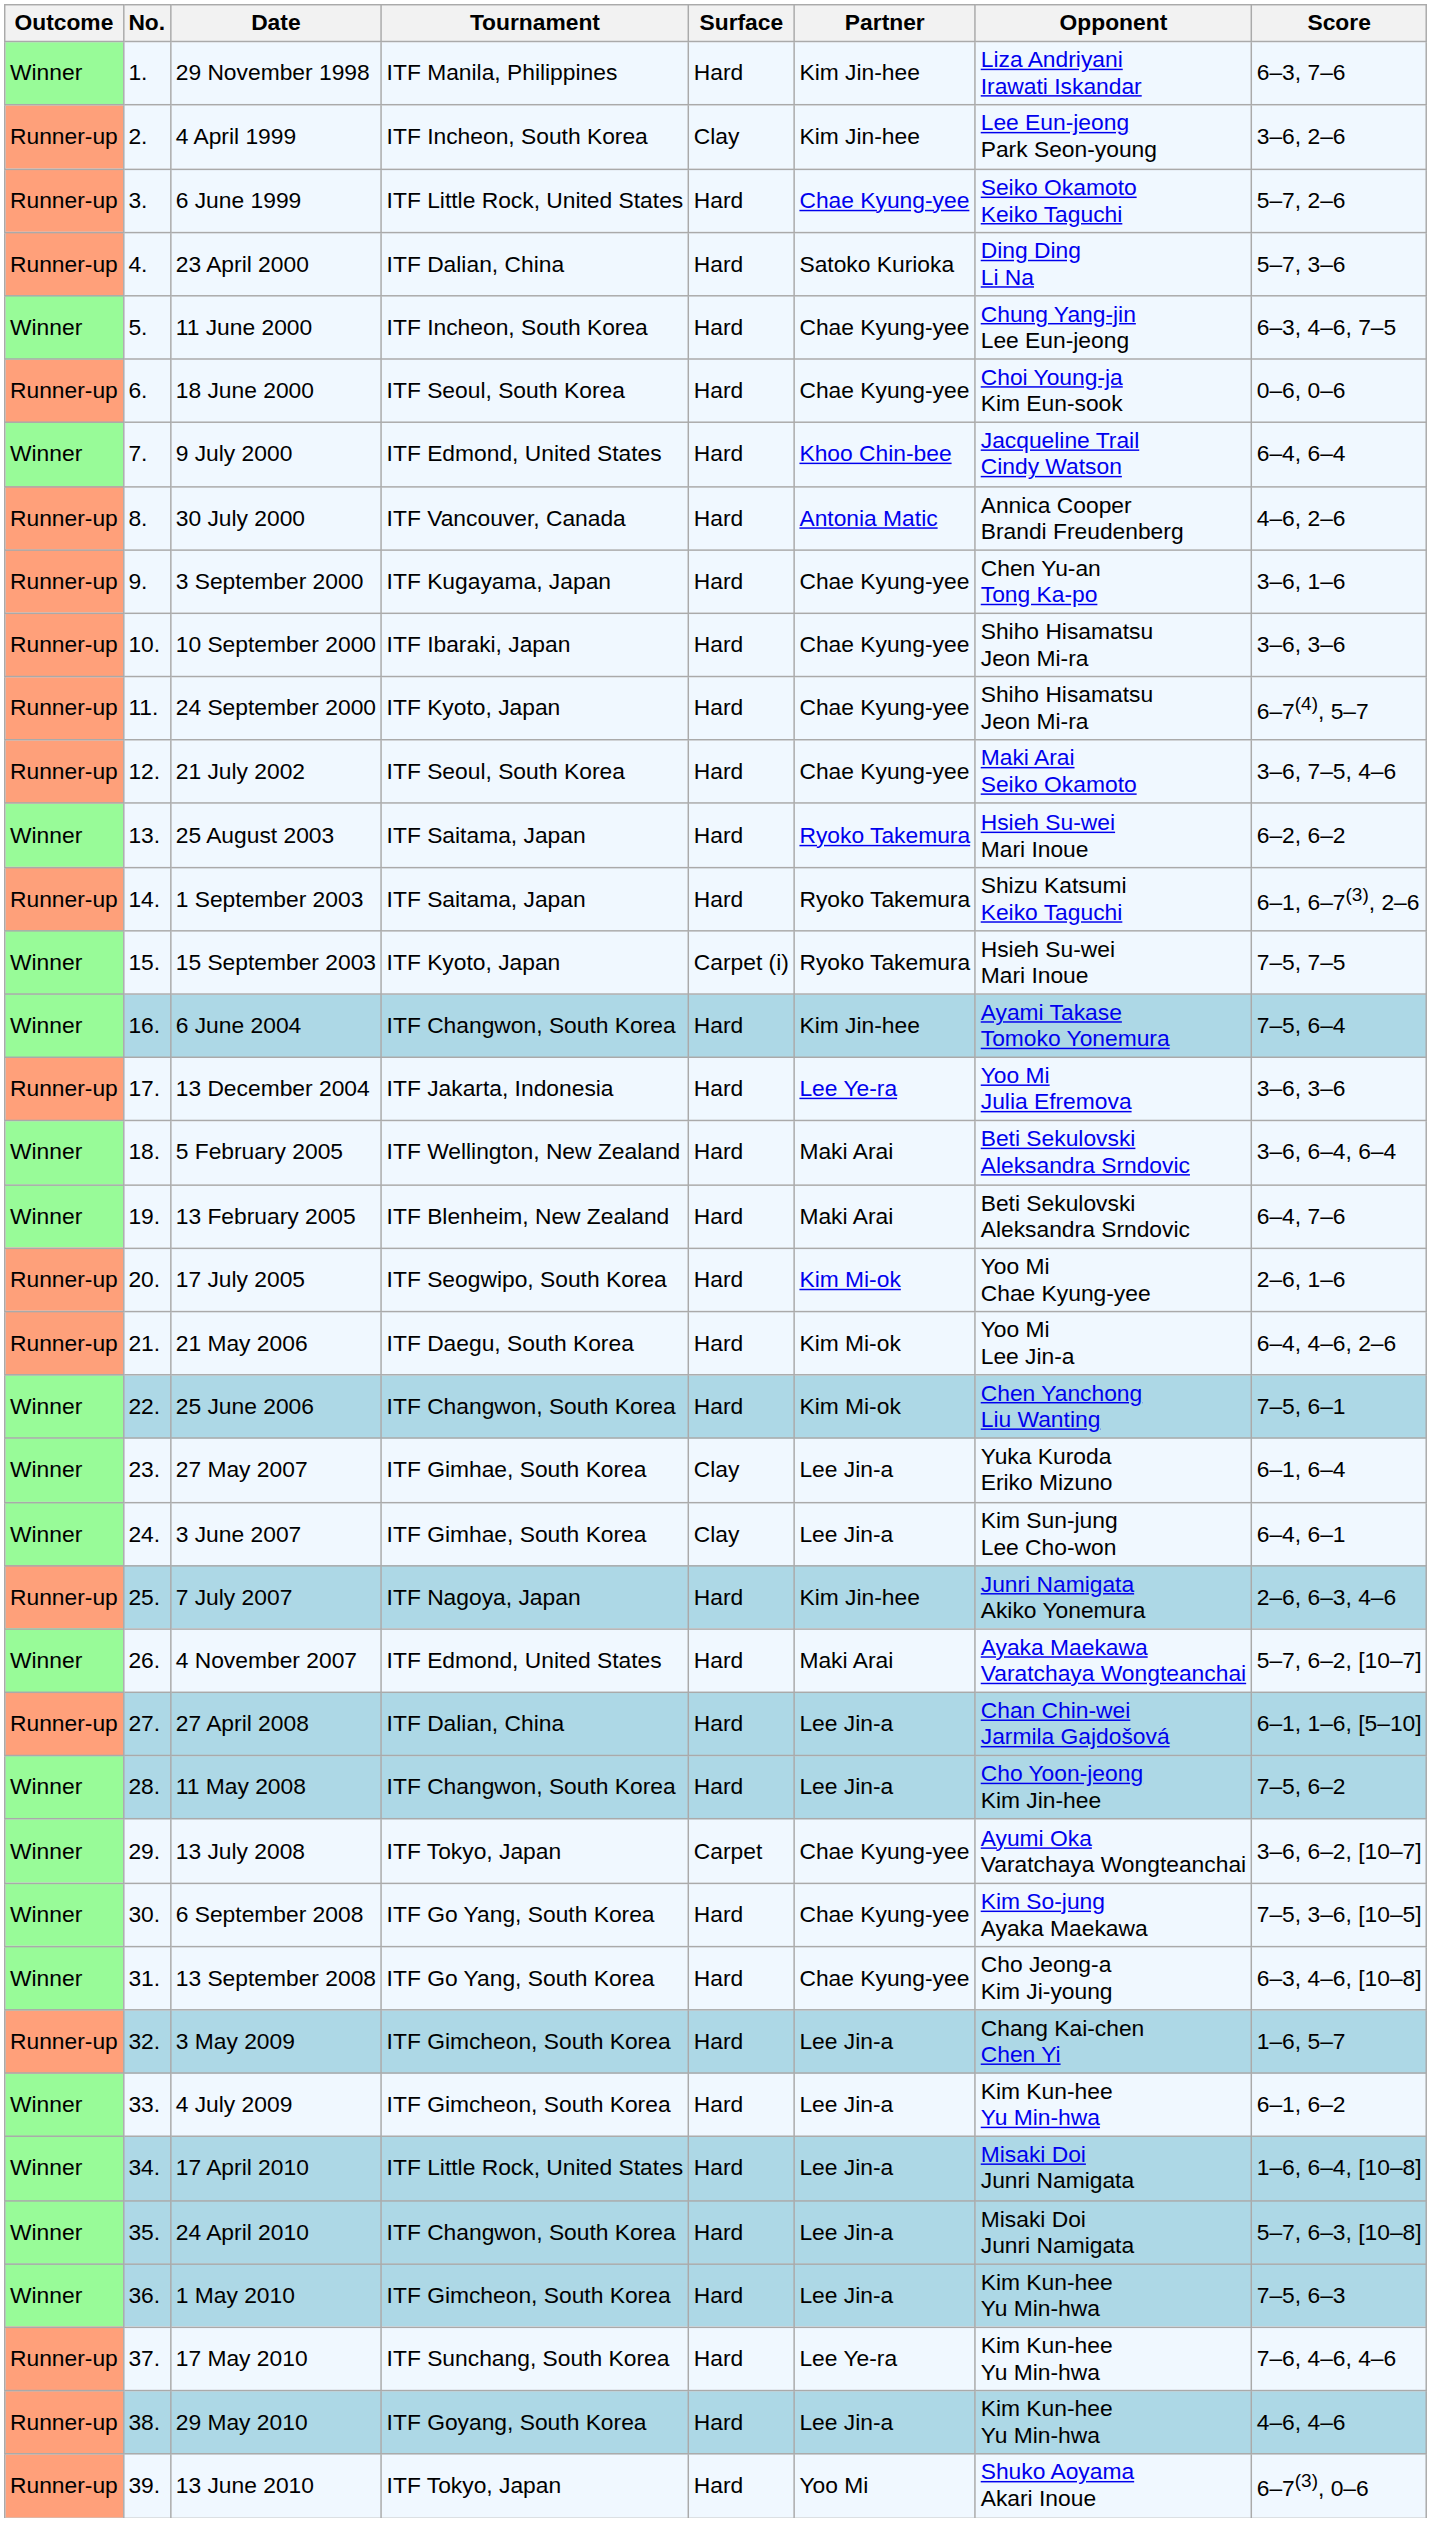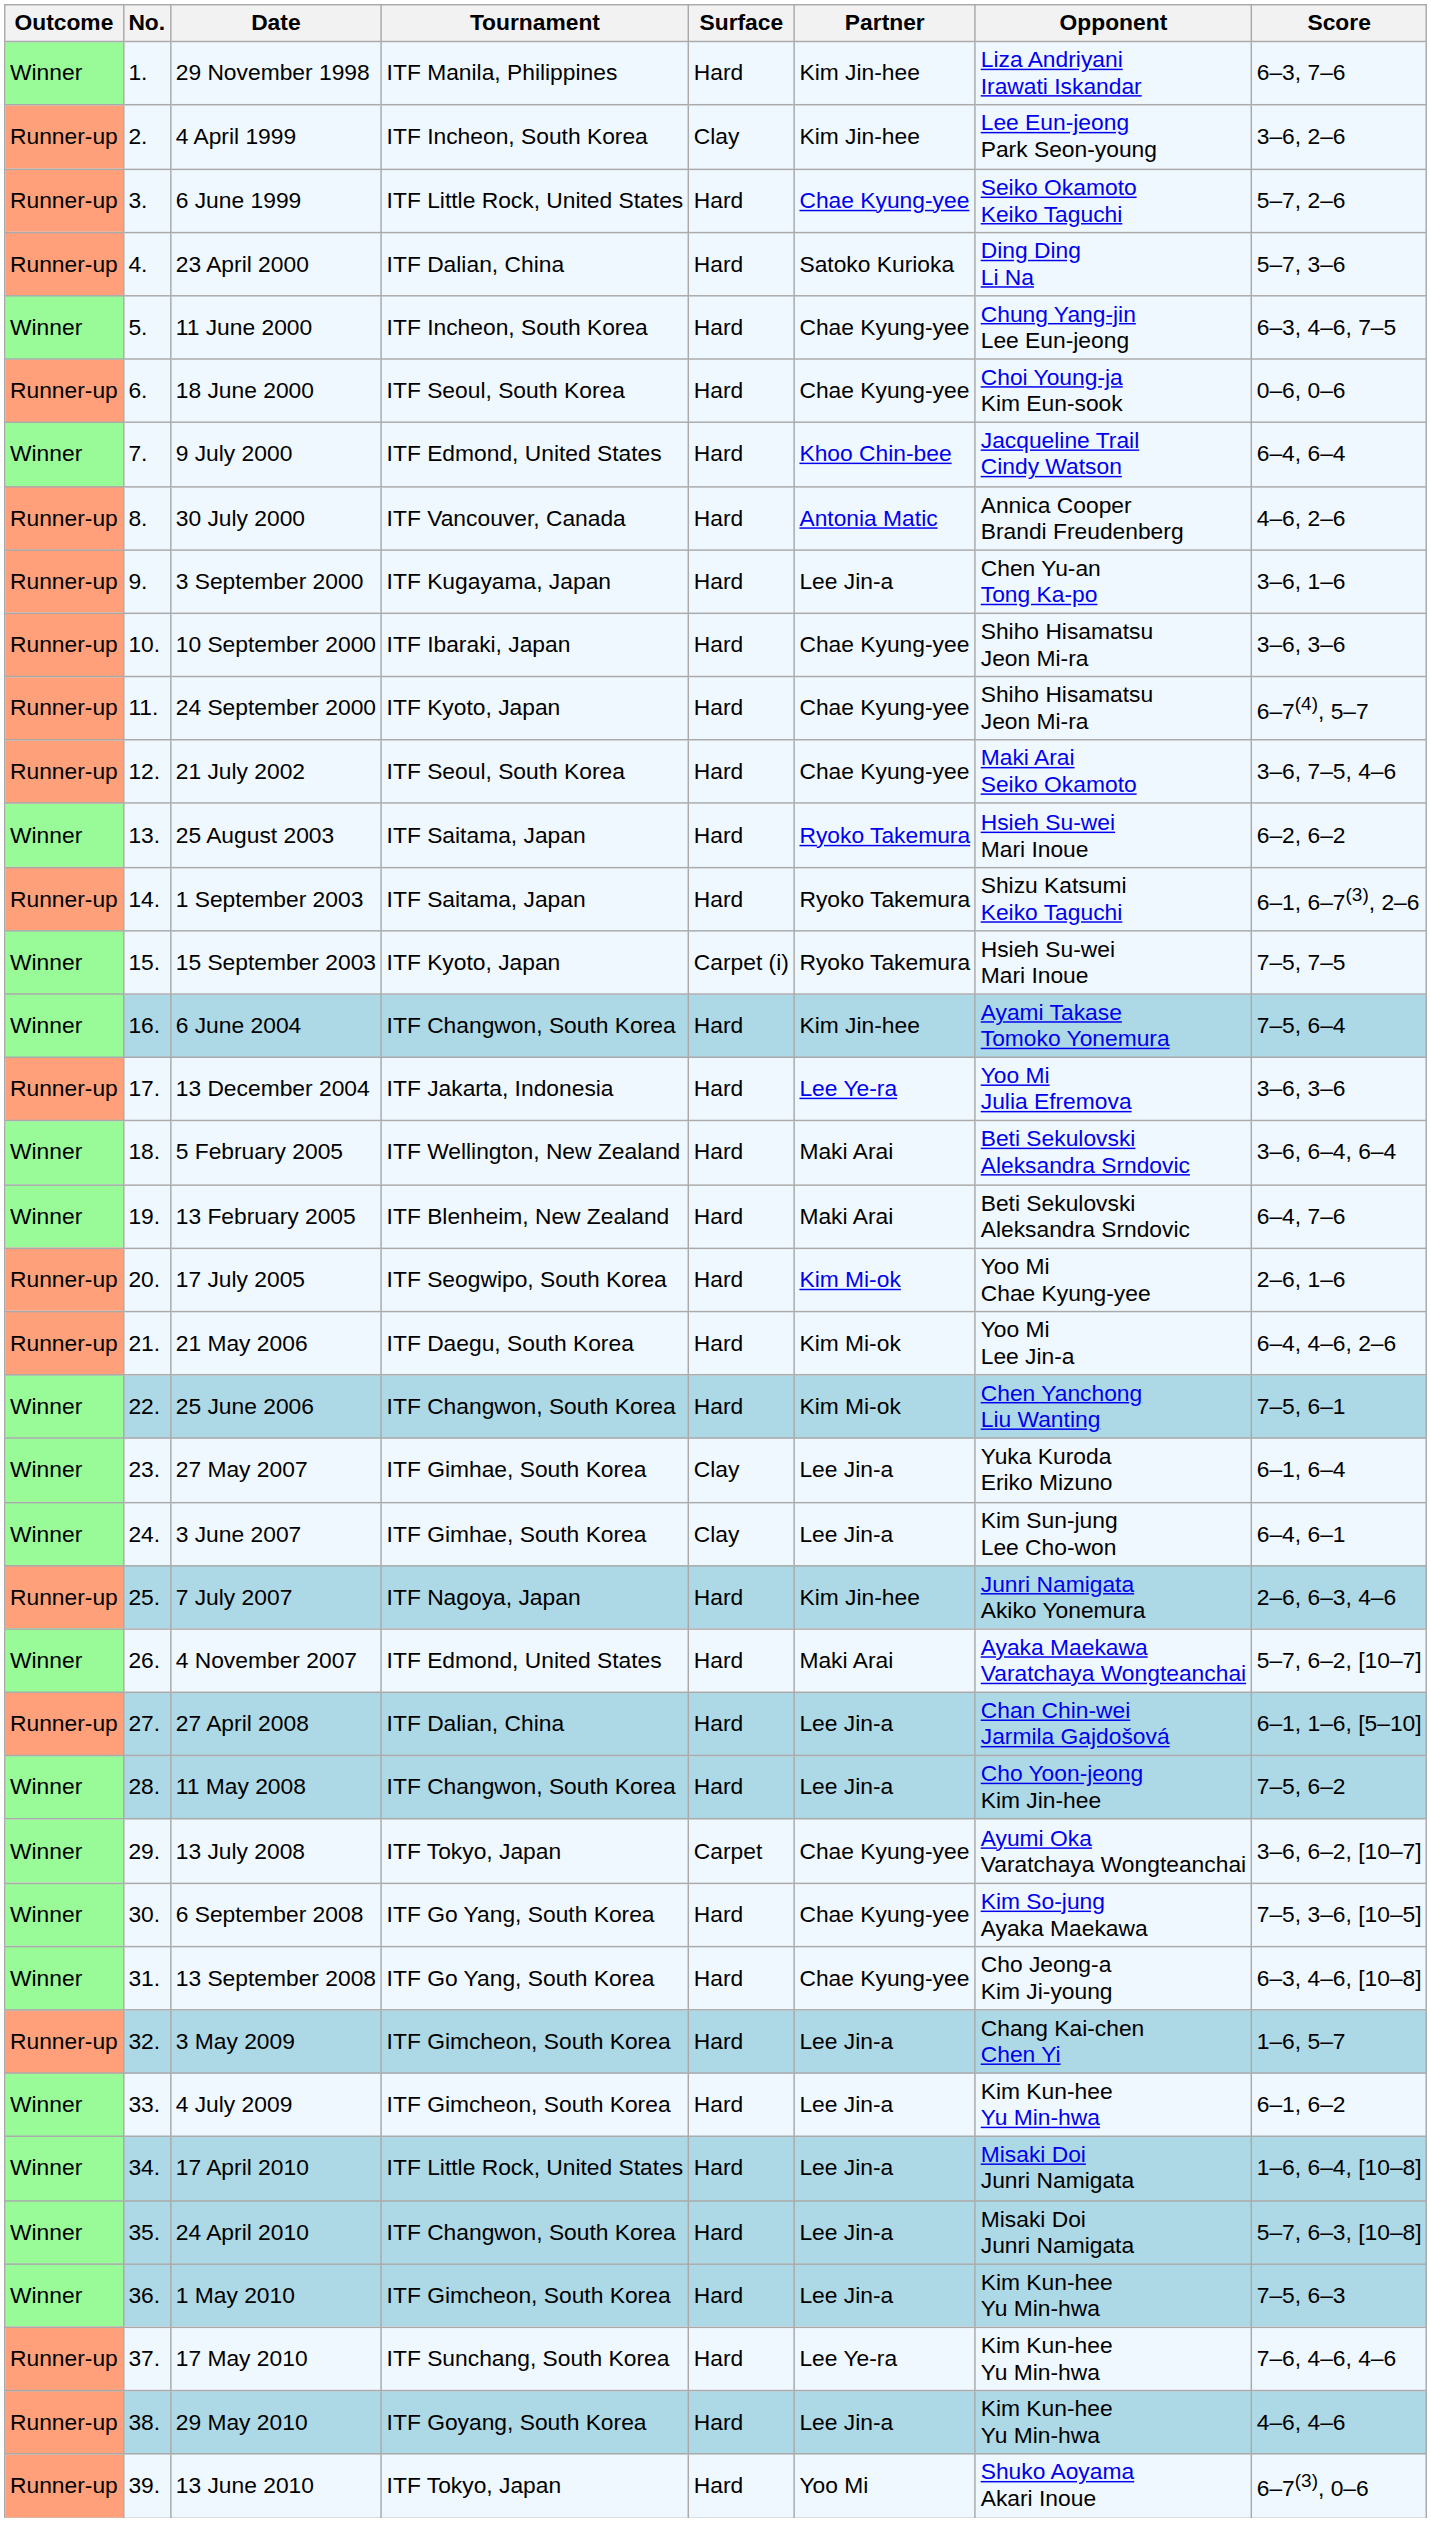(884, 580) Chae Kyung-yee -> (846, 580) Lee Jin-a
